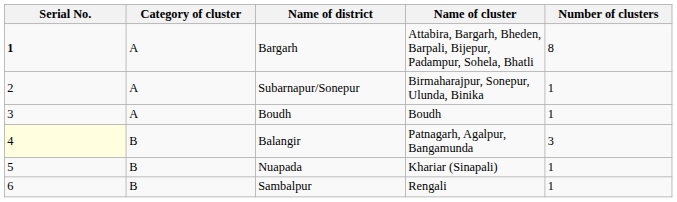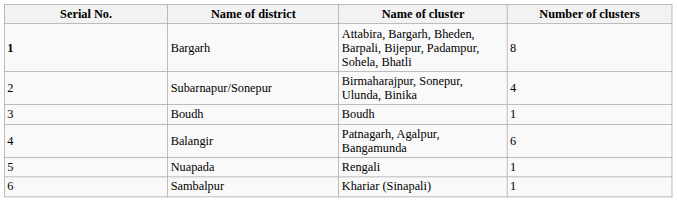- column: (191, 14)
(551, 87) 1 -> (513, 87) 4
(10, 140) lightyellow background -> (10, 140) no background
(551, 140) 3 -> (513, 140) 6
(453, 167) Khariar (Sinapali) -> (361, 167) Rengali
(427, 186) Rengali -> (386, 186) Khariar (Sinapali)
